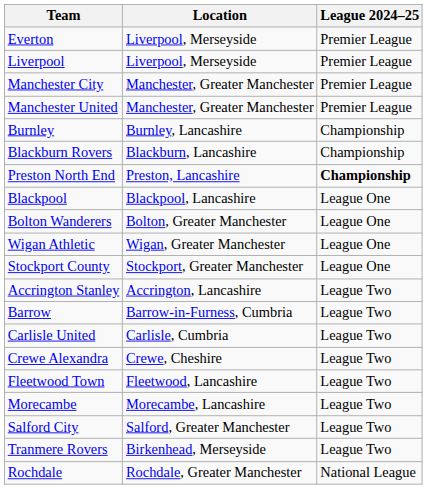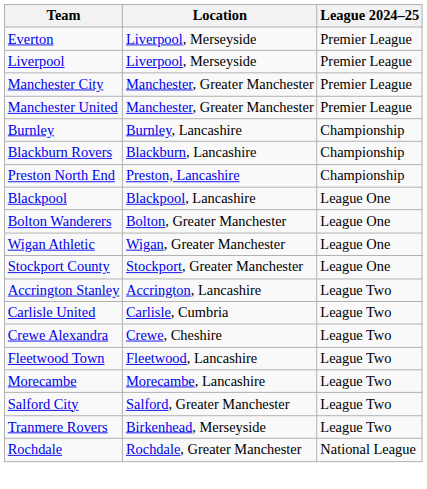(366, 175) bold -> (362, 175) normal
- row: (29, 312)
